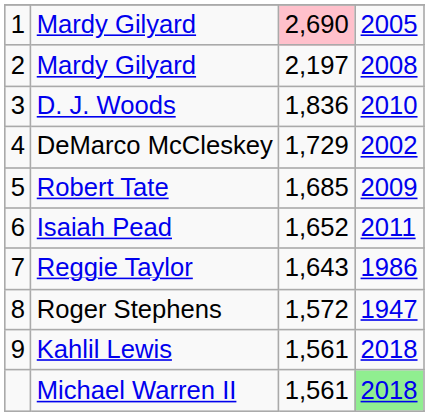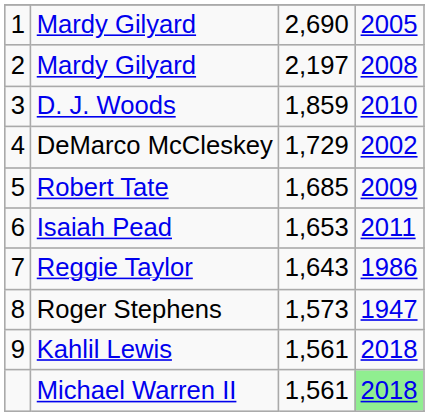(317, 24) pink background -> (317, 24) no background
(317, 106) 1,836 -> (317, 106) 1,859
(317, 227) 1,652 -> (317, 227) 1,653
(317, 308) 1,572 -> (317, 308) 1,573
